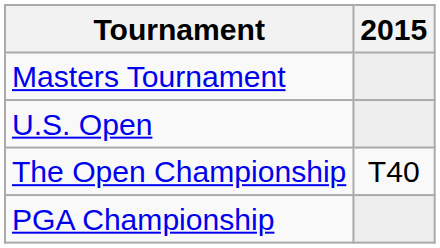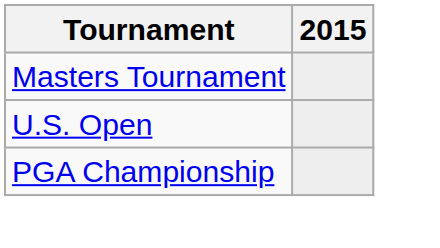- row: (179, 172)
